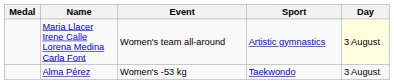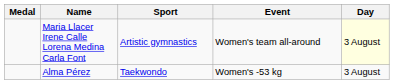columns swapped: (294, 12) <-> (182, 12)
